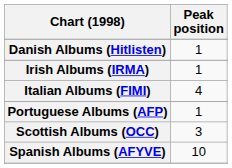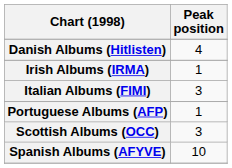(199, 49) 1 -> (199, 49) 4
(199, 91) 4 -> (199, 91) 3
